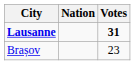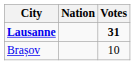(114, 50) 23 -> (114, 50) 10
